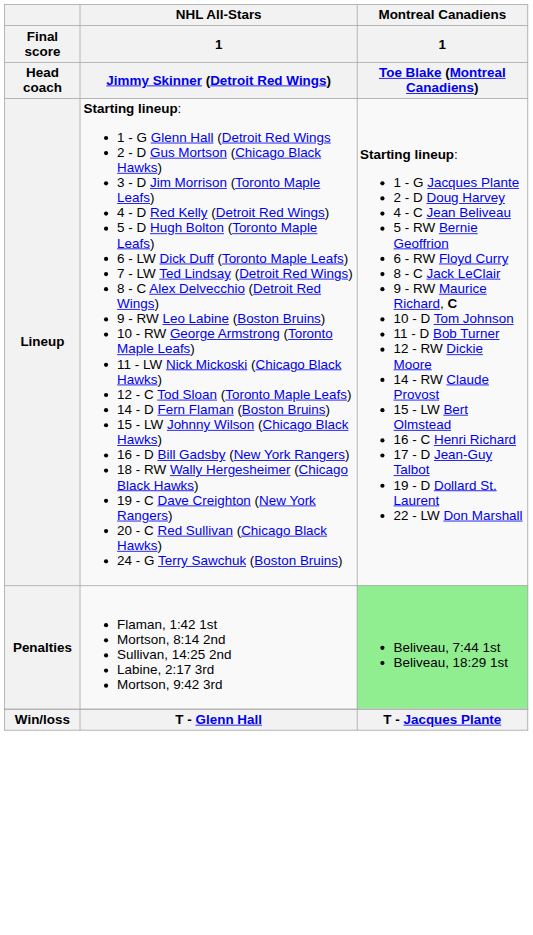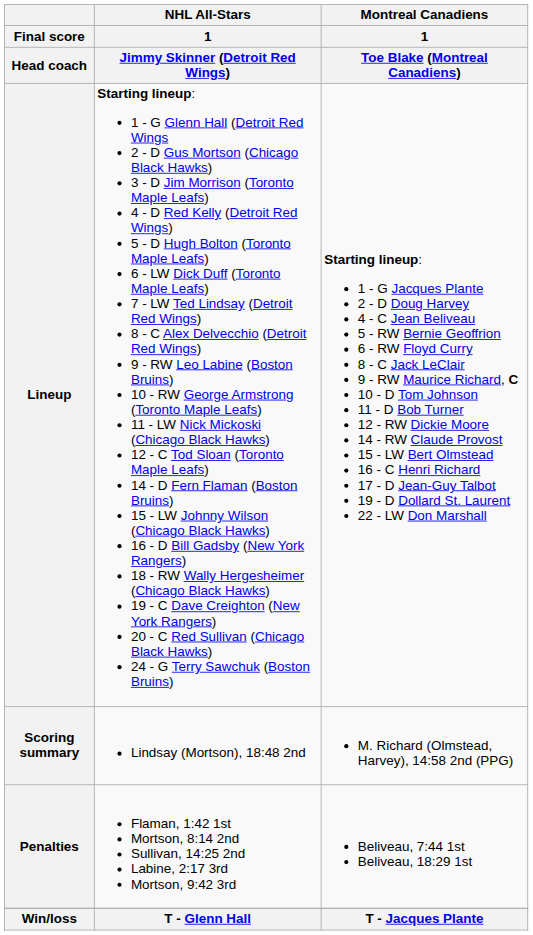+ row: (49, 745)
(442, 655) lightgreen background -> (424, 854) no background
